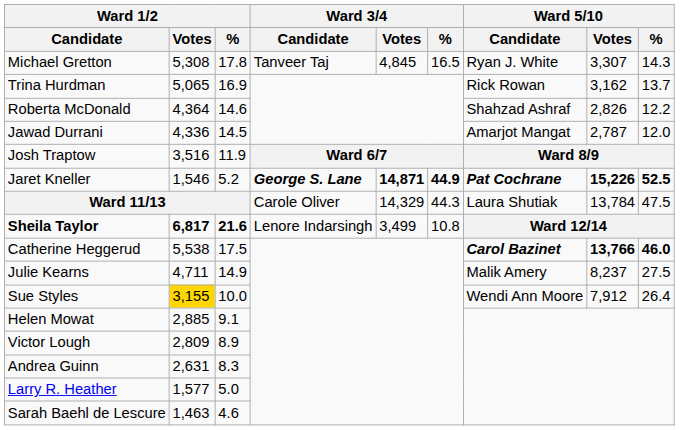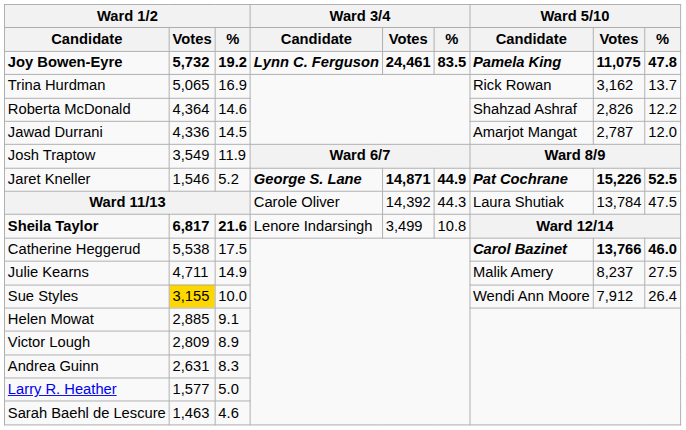+ row: (65, 62)
- row: (60, 62)
(191, 156) 3,516 -> (191, 156) 3,549
(402, 202) 14,329 -> (408, 202) 14,392
